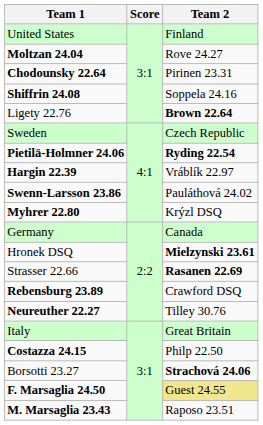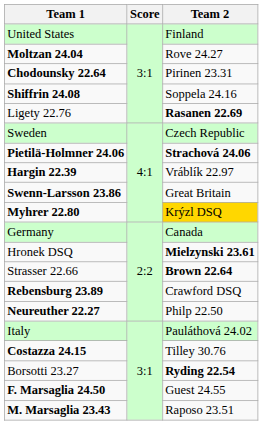(199, 113) Brown 22.64 -> (204, 113) Rasanen 22.69
(200, 152) Ryding 22.54 -> (208, 152) Strachová 24.06
(209, 192) Pauláthová 24.02 -> (198, 192) Great Britain
(194, 212) no background -> (194, 212) gold background
(204, 271) Rasanen 22.69 -> (199, 271) Brown 22.64
(196, 311) Tilley 30.76 -> (194, 311) Philp 22.50
(198, 331) Great Britain -> (209, 331) Pauláthová 24.02
(194, 350) Philp 22.50 -> (196, 350) Tilley 30.76
(208, 370) Strachová 24.06 -> (200, 370) Ryding 22.54
(195, 390) khaki background -> (195, 390) no background
